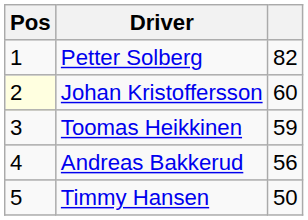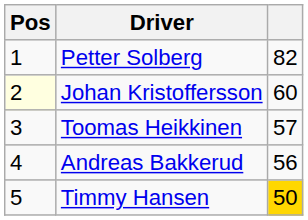(285, 128) 59 -> (285, 128) 57
(285, 198) no background -> (285, 198) gold background
